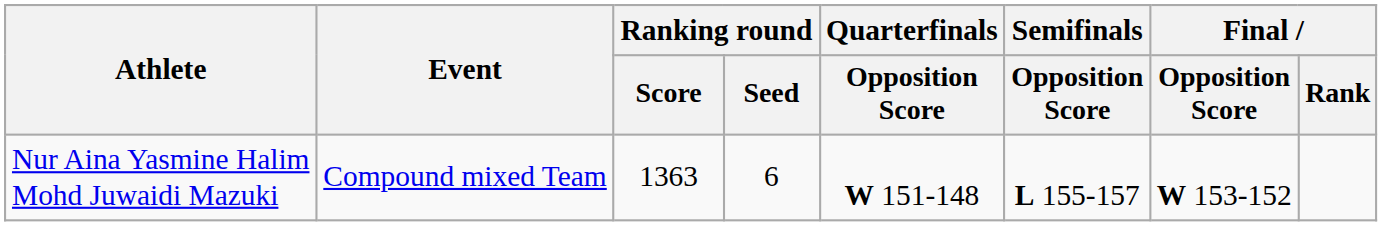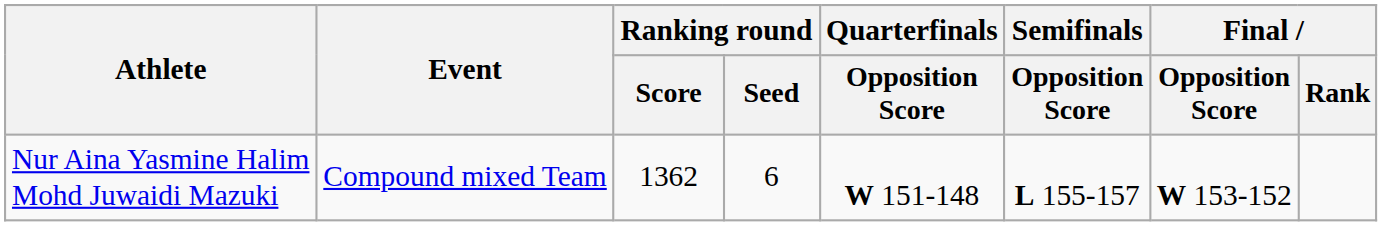(669, 176) 1363 -> (669, 176) 1362
